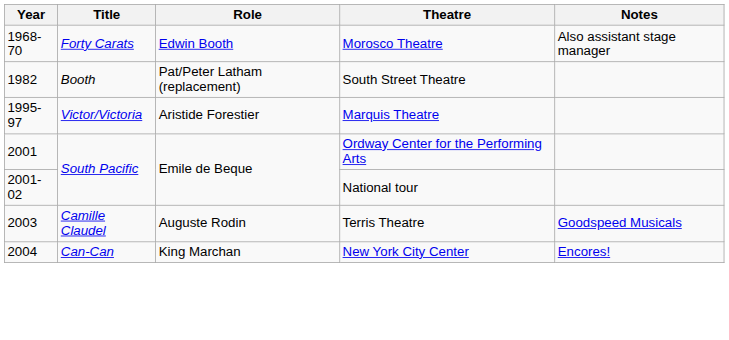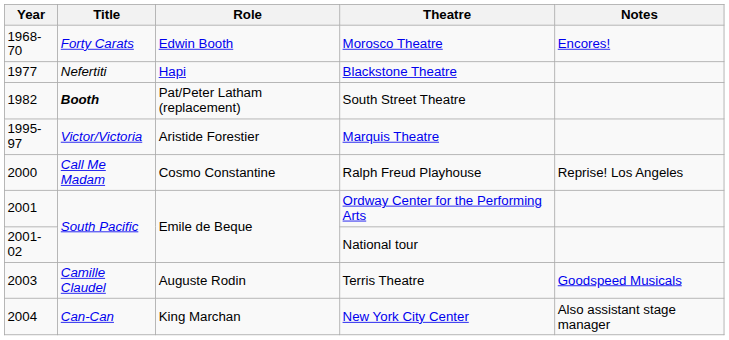(617, 43) Also assistant stage manager -> (584, 43) Encores!
+ row: (400, 72)
(78, 79) normal -> (80, 100) bold
+ row: (412, 172)
(584, 252) Encores! -> (617, 316) Also assistant stage manager
